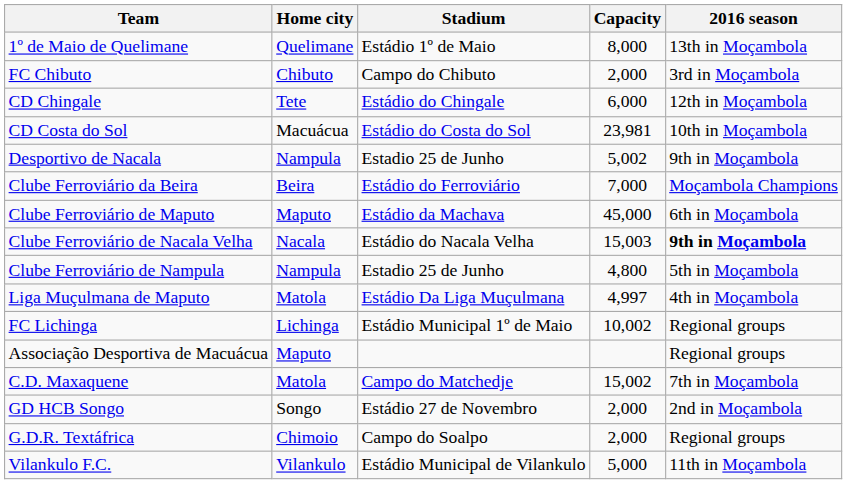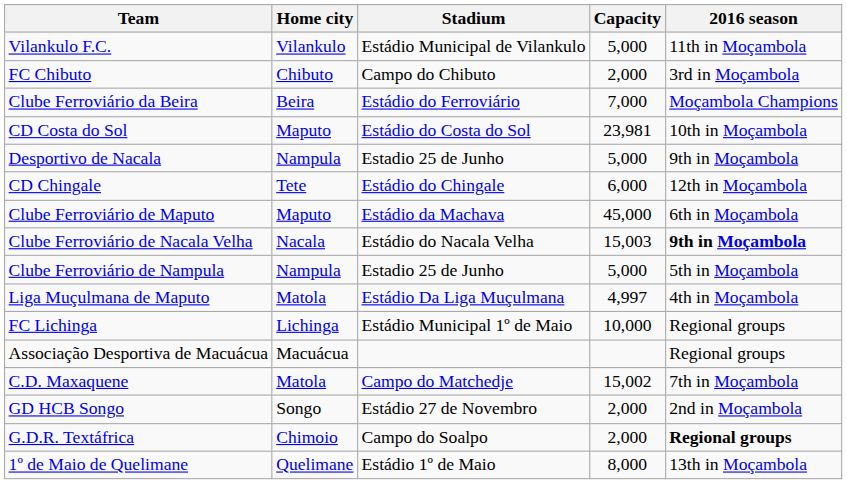rows swapped: (98, 46) <-> (60, 465)
rows swapped: (55, 102) <-> (103, 185)
(312, 130) Macuácua -> (304, 130) Maputo
(627, 158) 5,002 -> (627, 158) 5,000
(627, 269) 4,800 -> (627, 269) 5,000
(627, 325) 10,002 -> (627, 325) 10,000
(304, 353) Maputo -> (312, 353) Macuácua
(727, 437) normal -> (730, 437) bold
